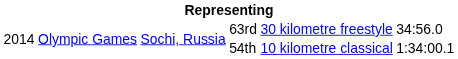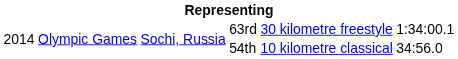(419, 29) 34:56.0 -> (425, 29) 1:34:00.1
(425, 48) 1:34:00.1 -> (419, 48) 34:56.0
